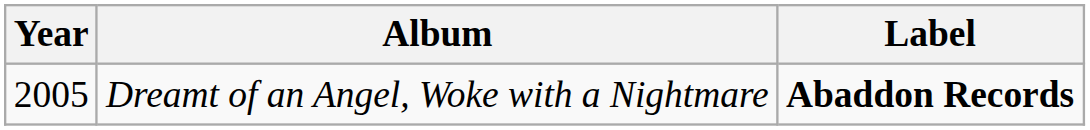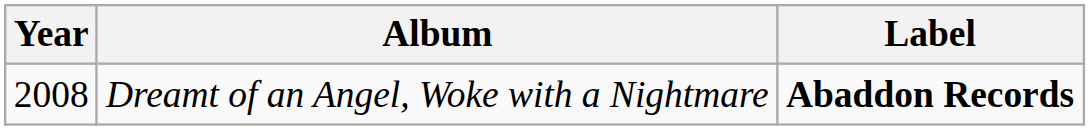(51, 93) 2005 -> (51, 93) 2008
